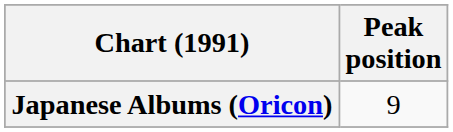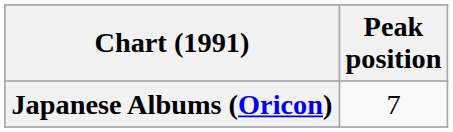(393, 103) 9 -> (393, 103) 7
